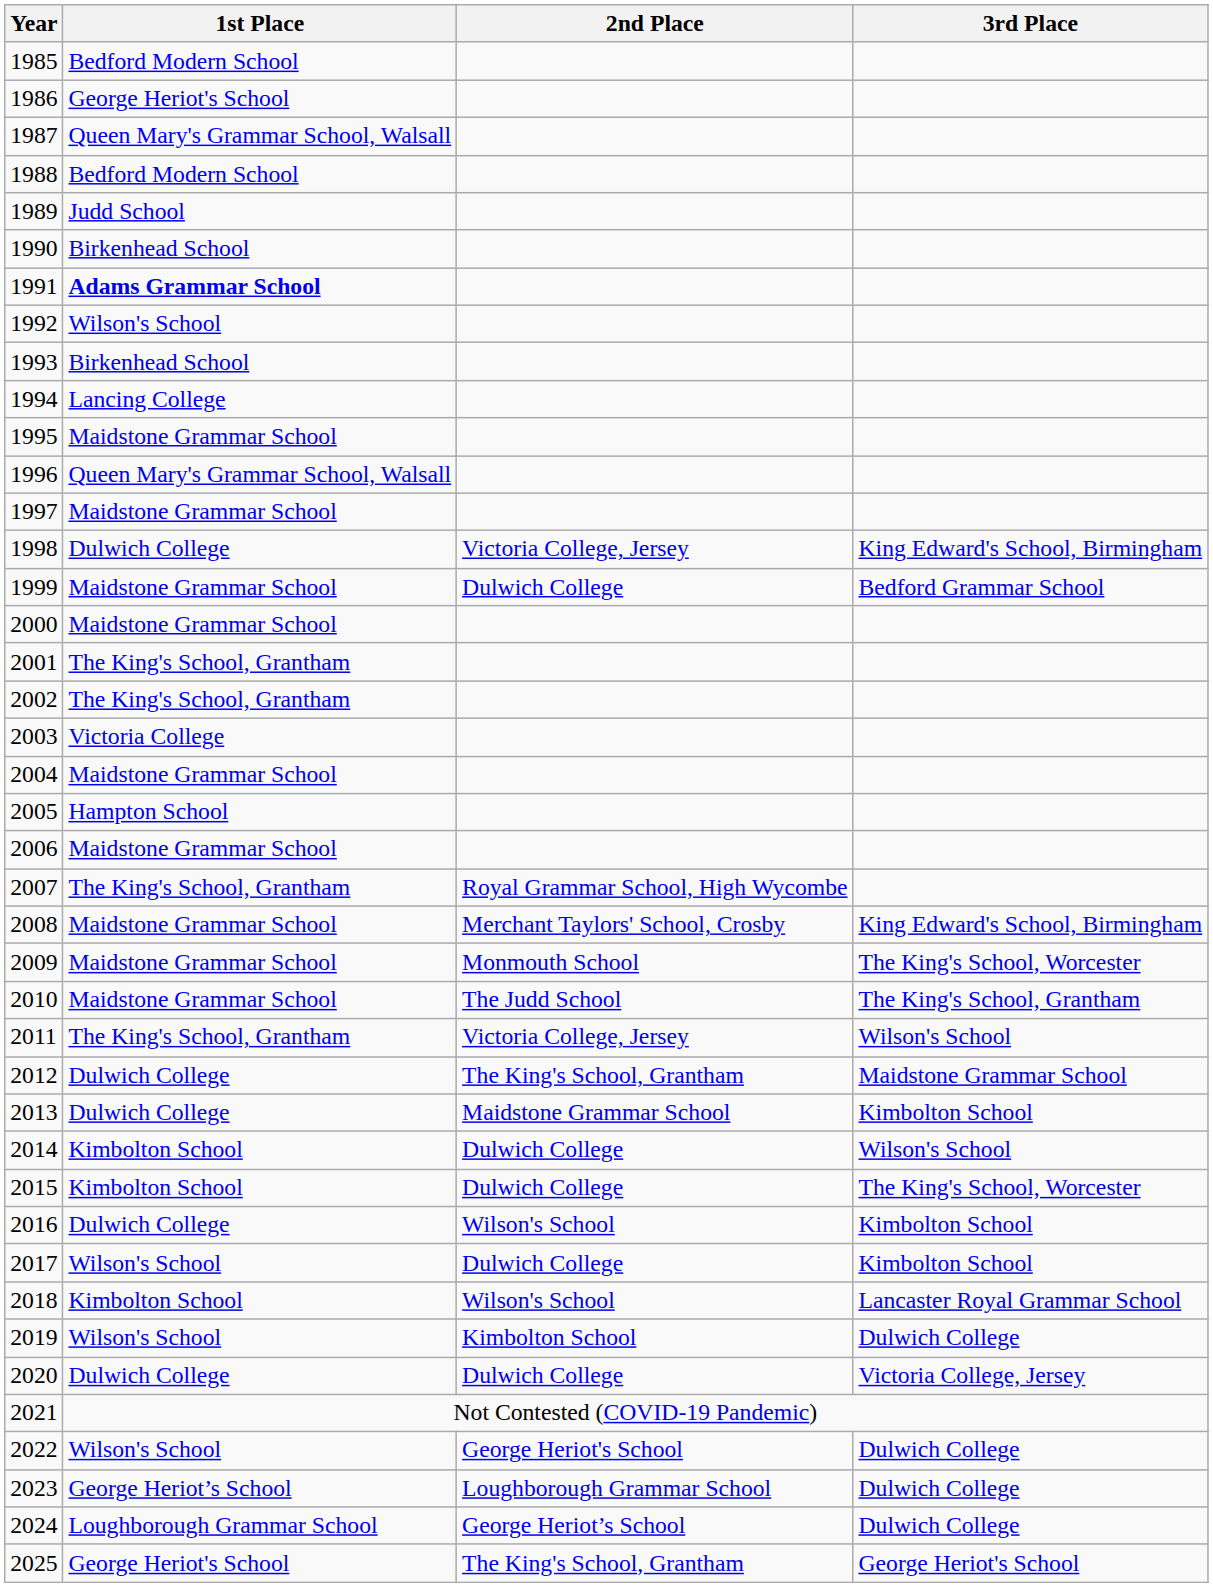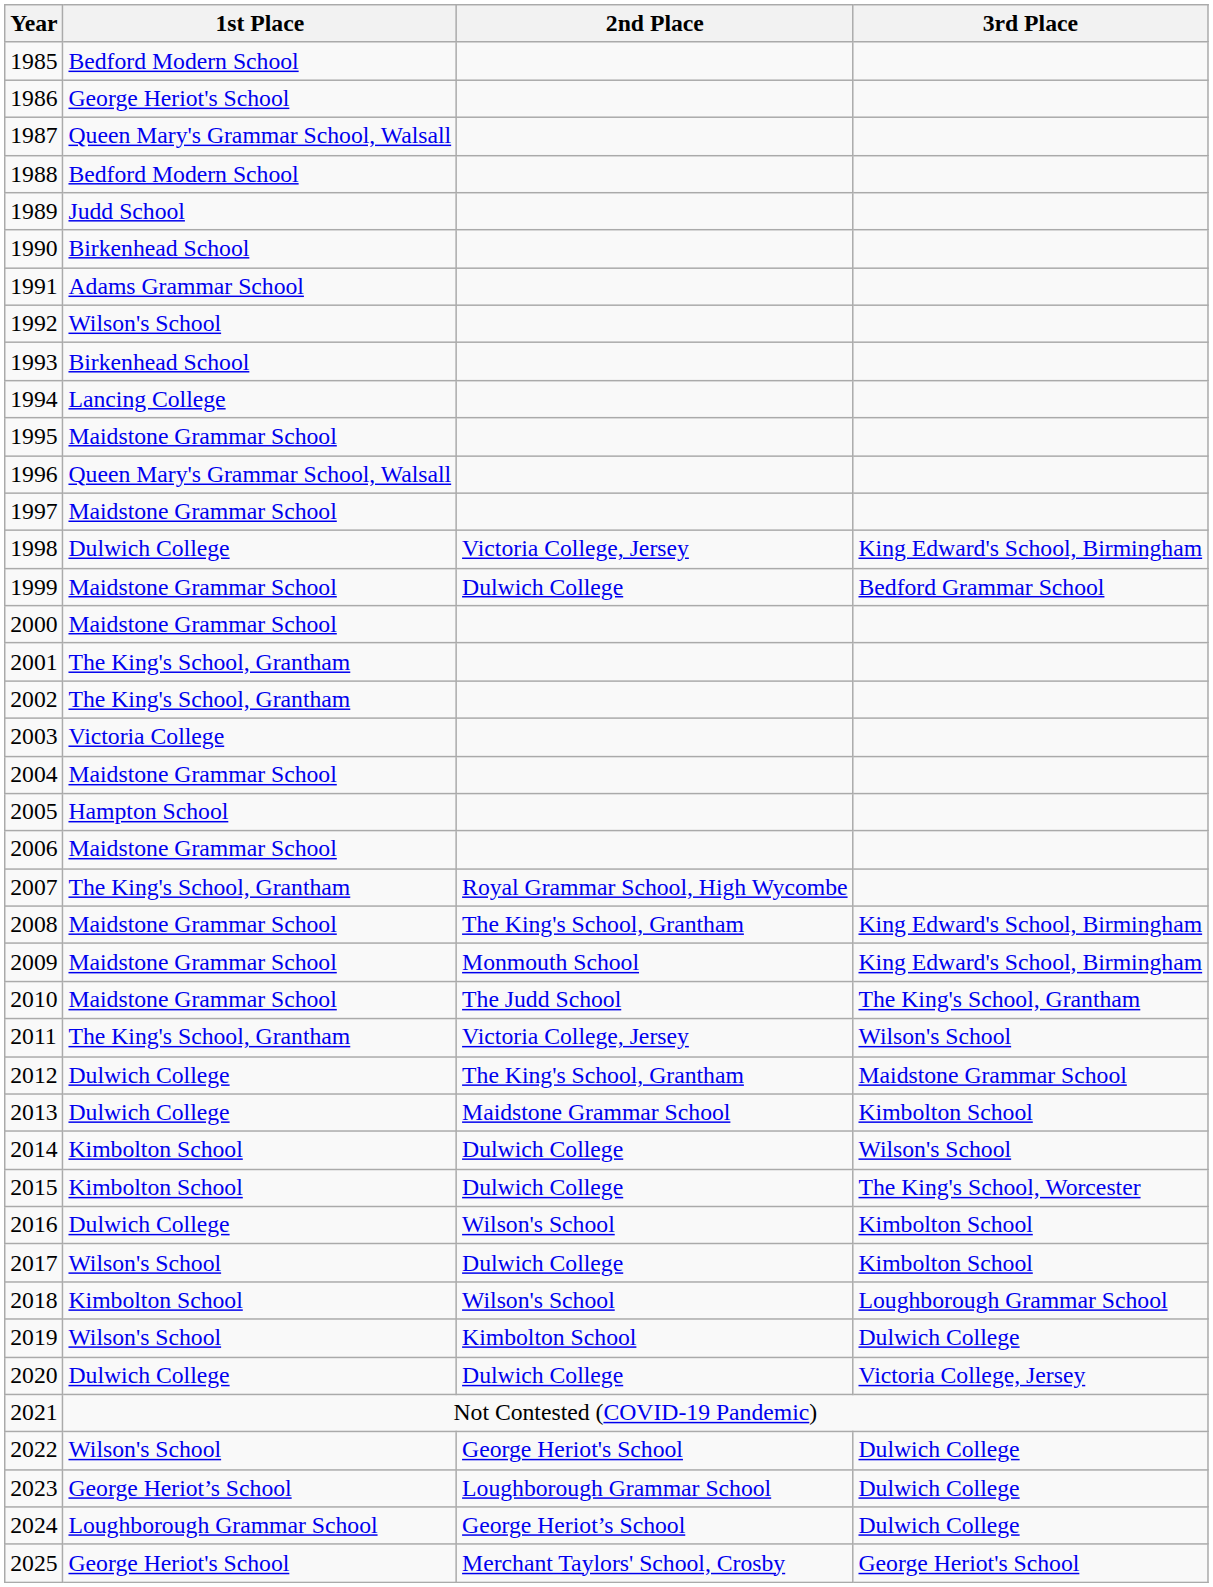(195, 286) bold -> (186, 286) normal
(624, 924) Merchant Taylors' School, Crosby -> (603, 924) The King's School, Grantham
(1000, 962) The King's School, Worcester -> (1030, 962) King Edward's School, Birmingham
(1020, 1300) Lancaster Royal Grammar School -> (1013, 1300) Loughborough Grammar School
(603, 1563) The King's School, Grantham -> (624, 1563) Merchant Taylors' School, Crosby
